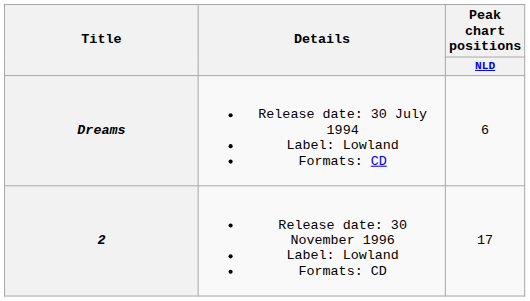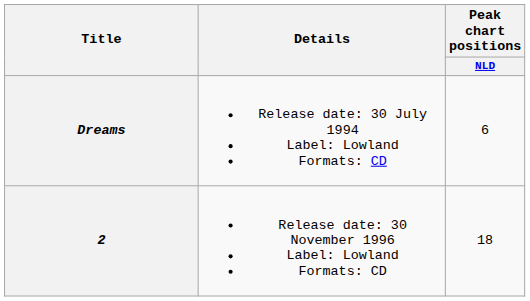(485, 241) 17 -> (485, 241) 18
